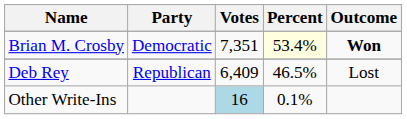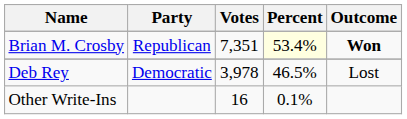(172, 45) Democratic -> (172, 45) Republican
(172, 72) Republican -> (172, 72) Democratic
(239, 72) 6,409 -> (239, 72) 3,978
(239, 99) lightblue background -> (239, 99) no background
